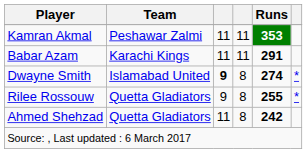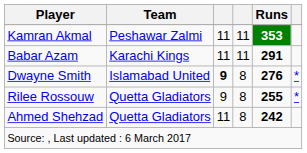(272, 76) 274 -> (272, 76) 276
